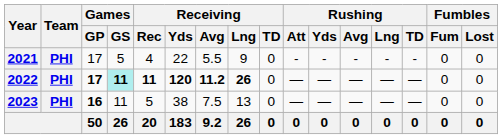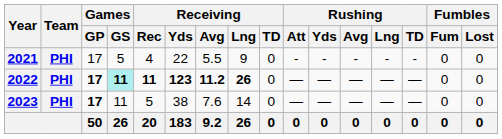(180, 79) 120 -> (180, 79) 123
(95, 101) 16 -> (95, 101) 17
(212, 101) 7.5 -> (212, 101) 7.6
(244, 101) 13 -> (244, 101) 14
